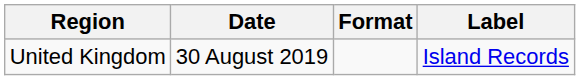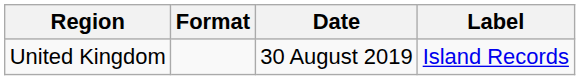columns swapped: (252, 21) <-> (375, 21)
